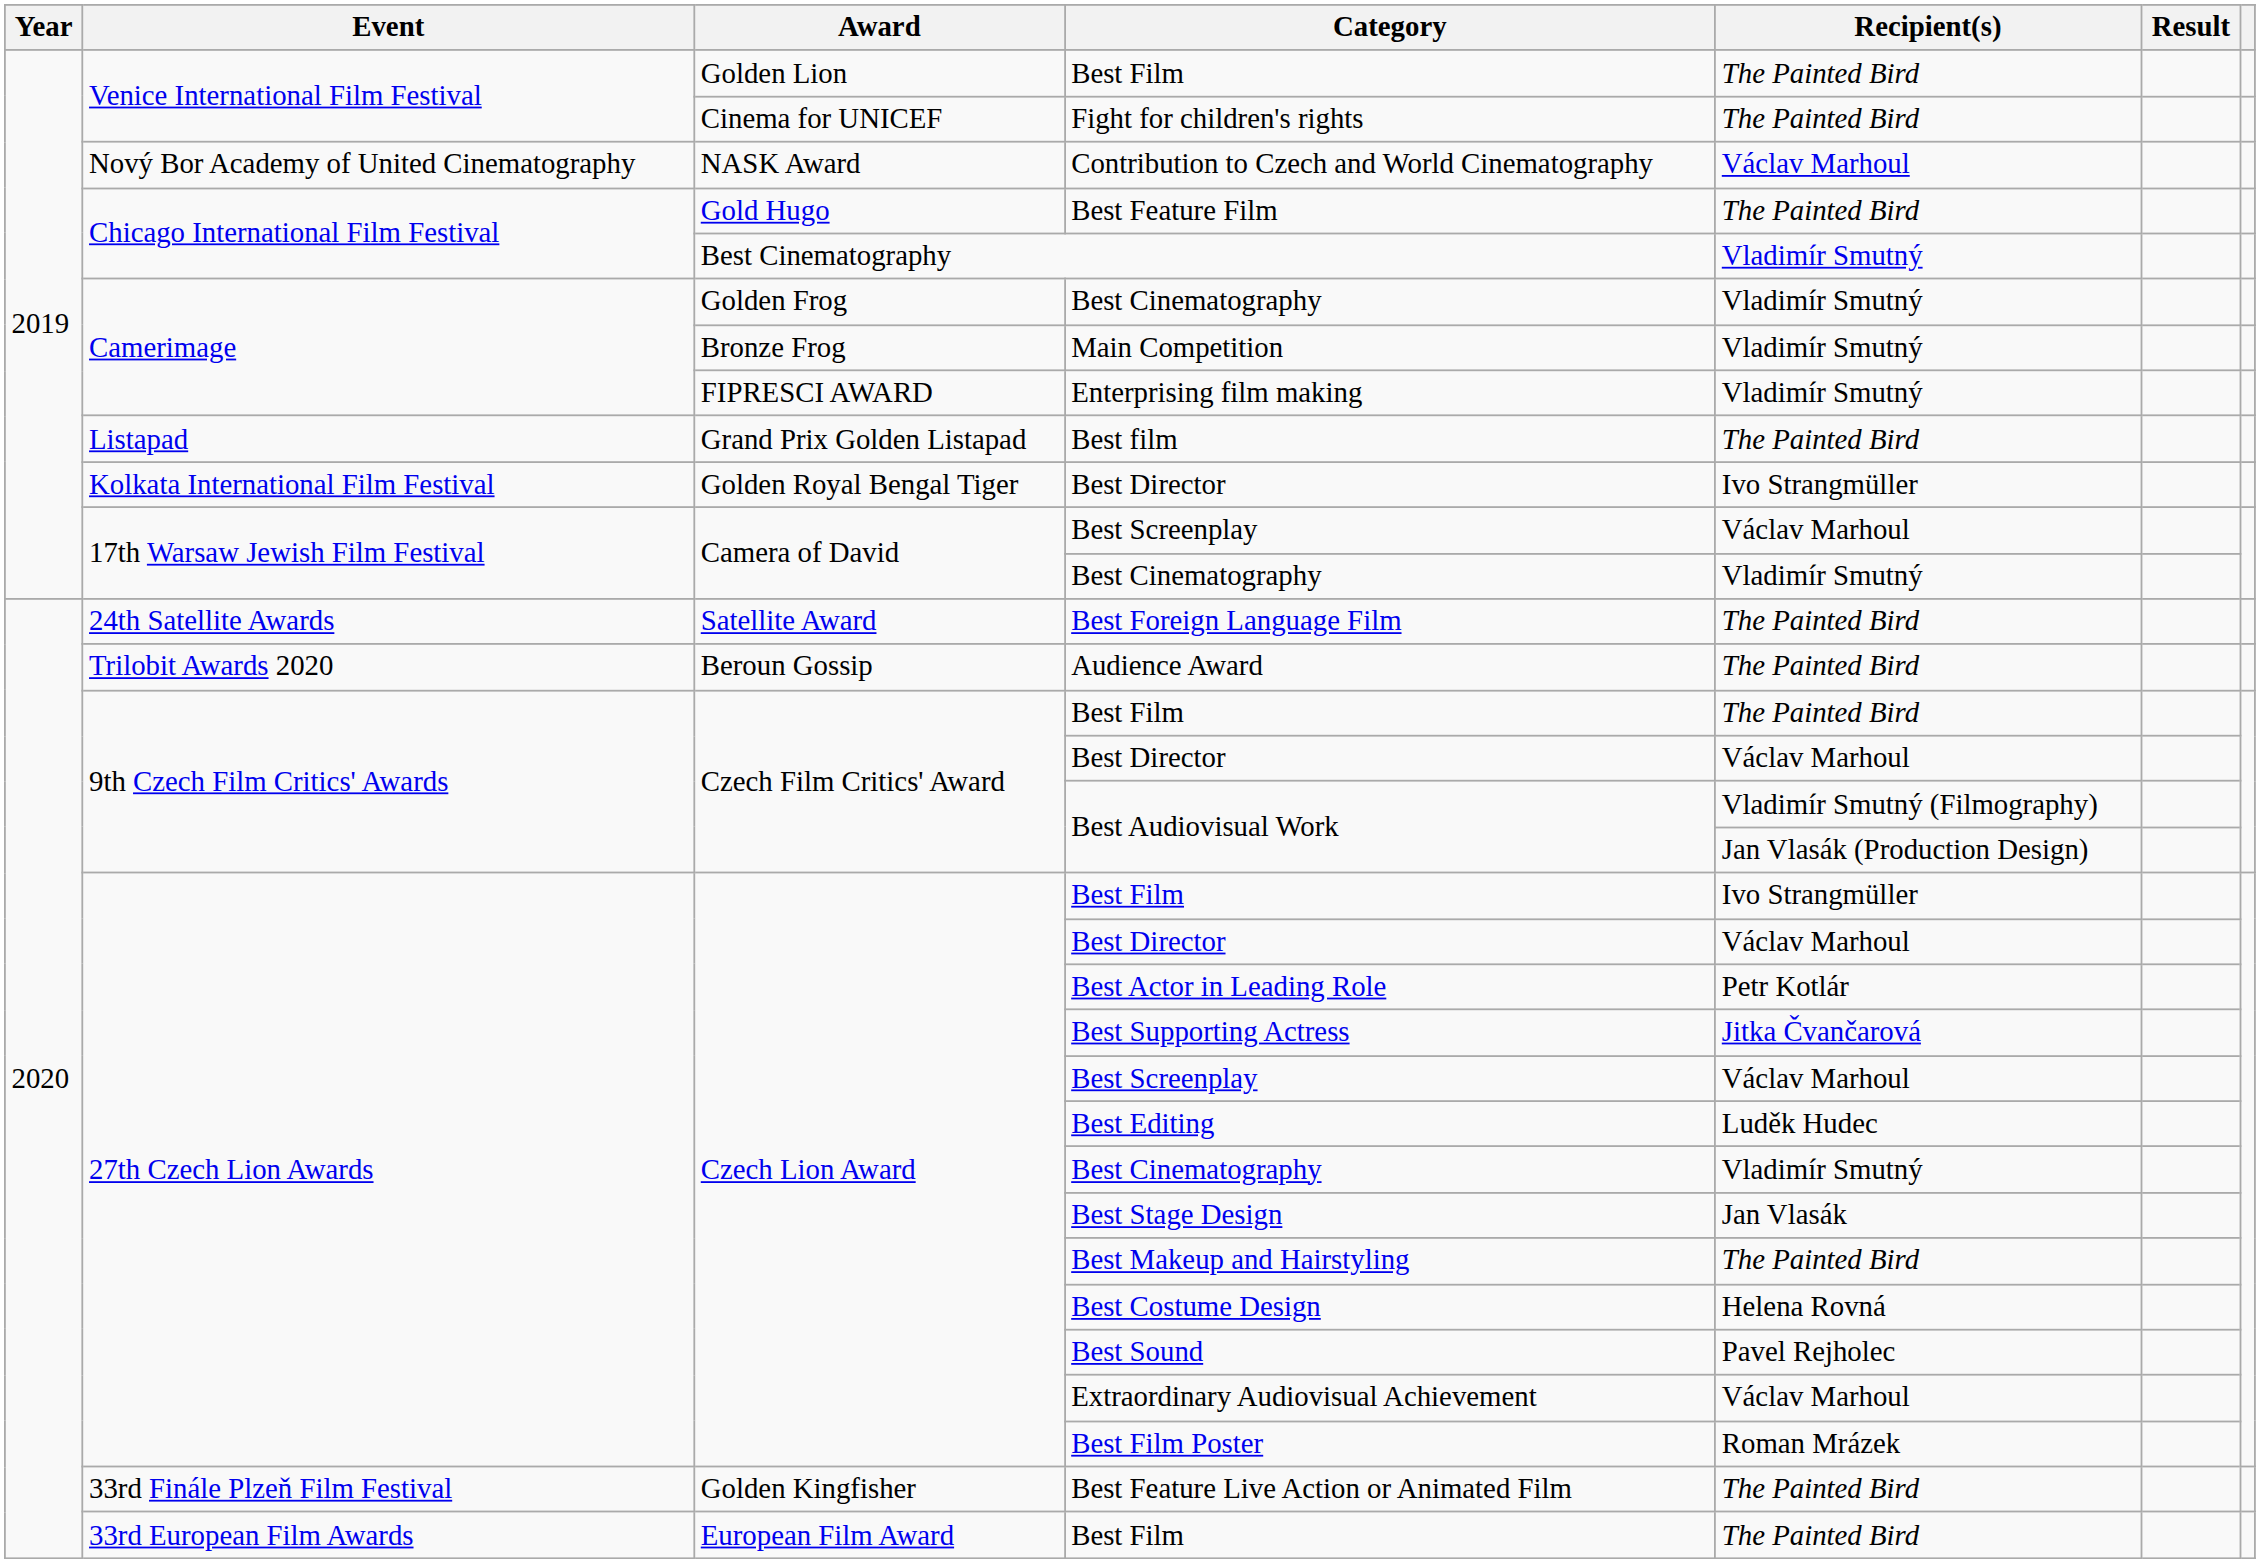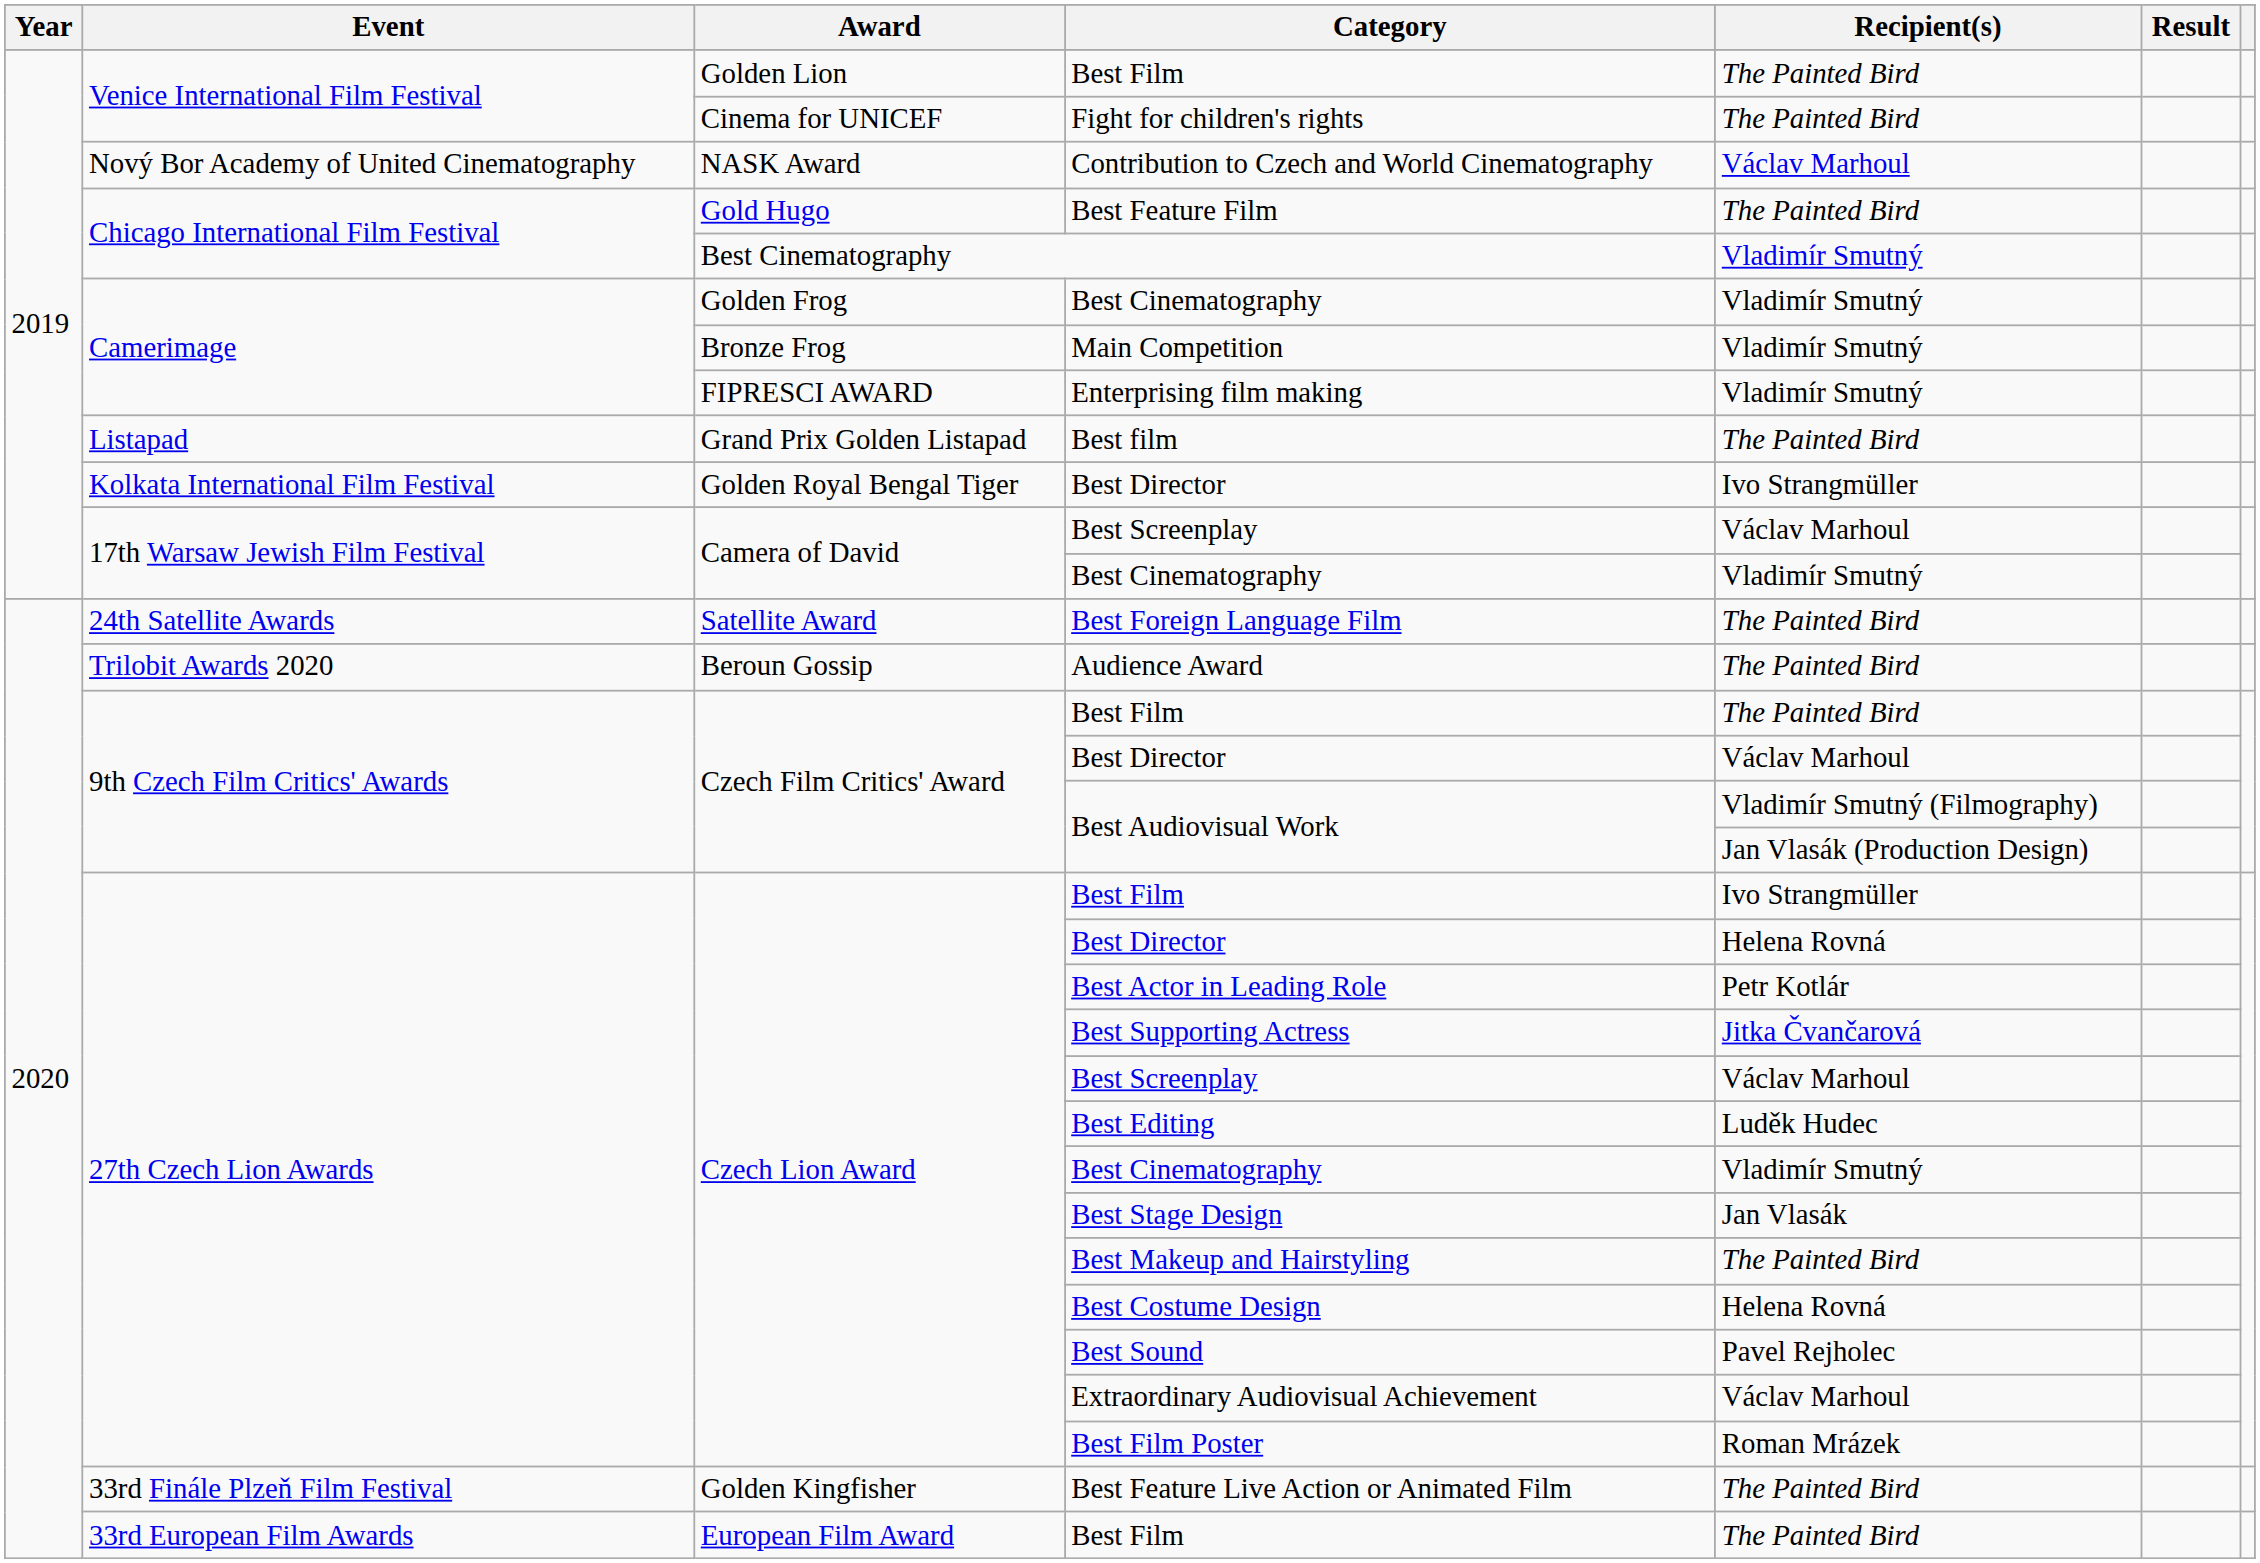(1816, 940) Václav Marhoul -> (1804, 940) Helena Rovná
